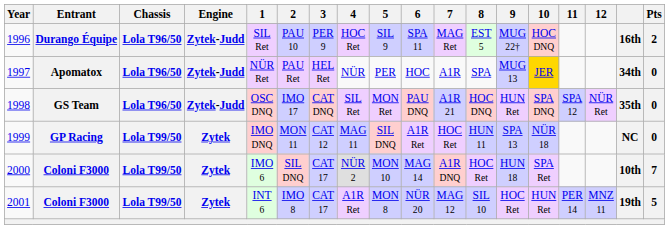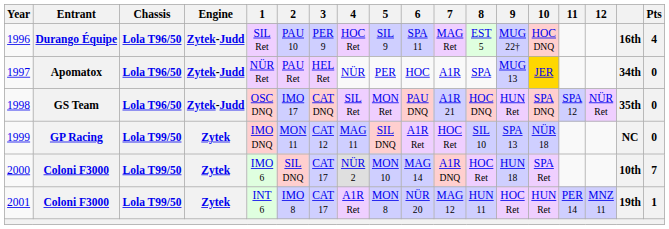(654, 40) 2 -> (654, 40) 4
(481, 137) HUN 11 -> (481, 137) SIL 10
(481, 203) SIL 10 -> (481, 203) HUN 11
(654, 203) 5 -> (654, 203) 1
